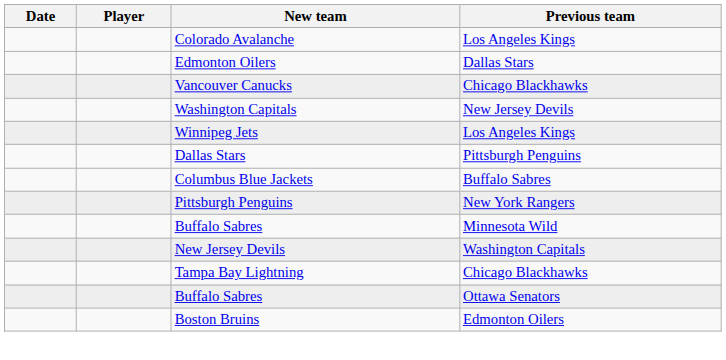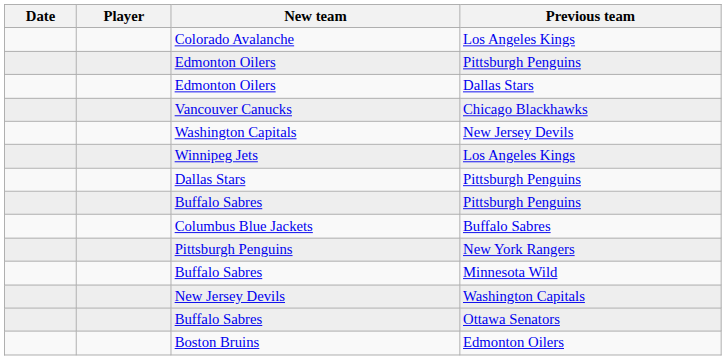+ row: (225, 62)
+ row: (218, 202)
- row: (239, 272)
